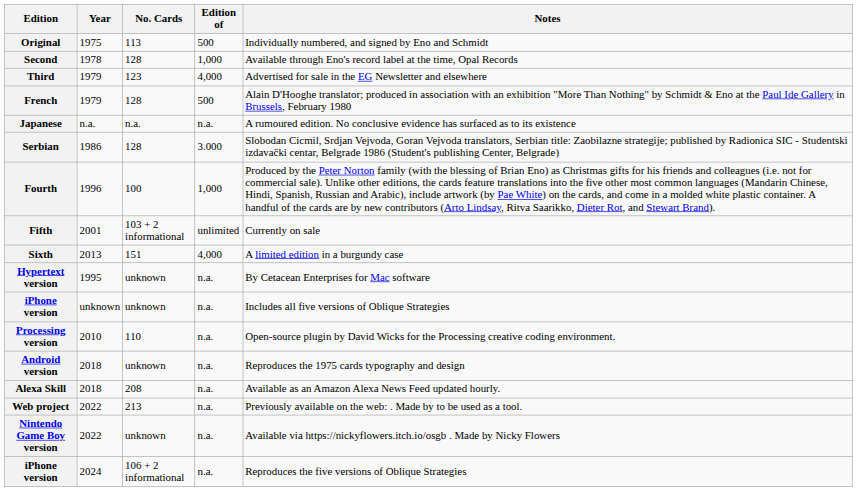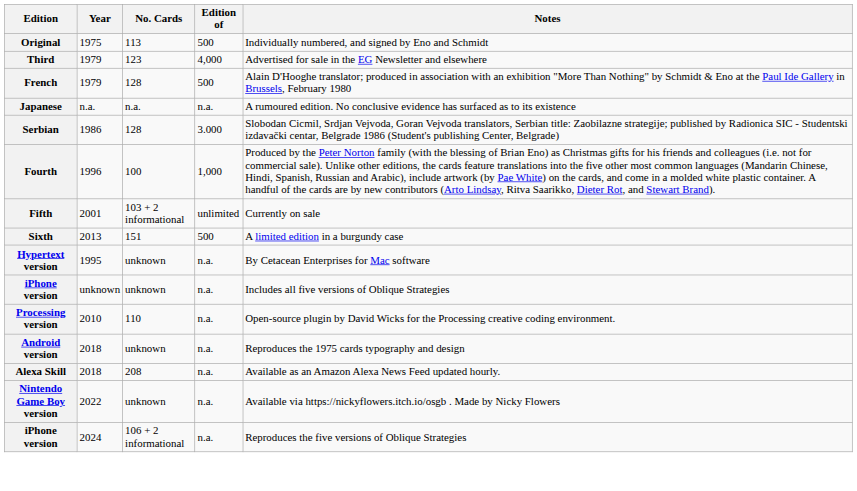- row: (41, 59)
(210, 254) 4,000 -> (206, 236) 500
- row: (41, 406)
